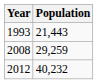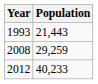(52, 69) 40,232 -> (52, 69) 40,233
